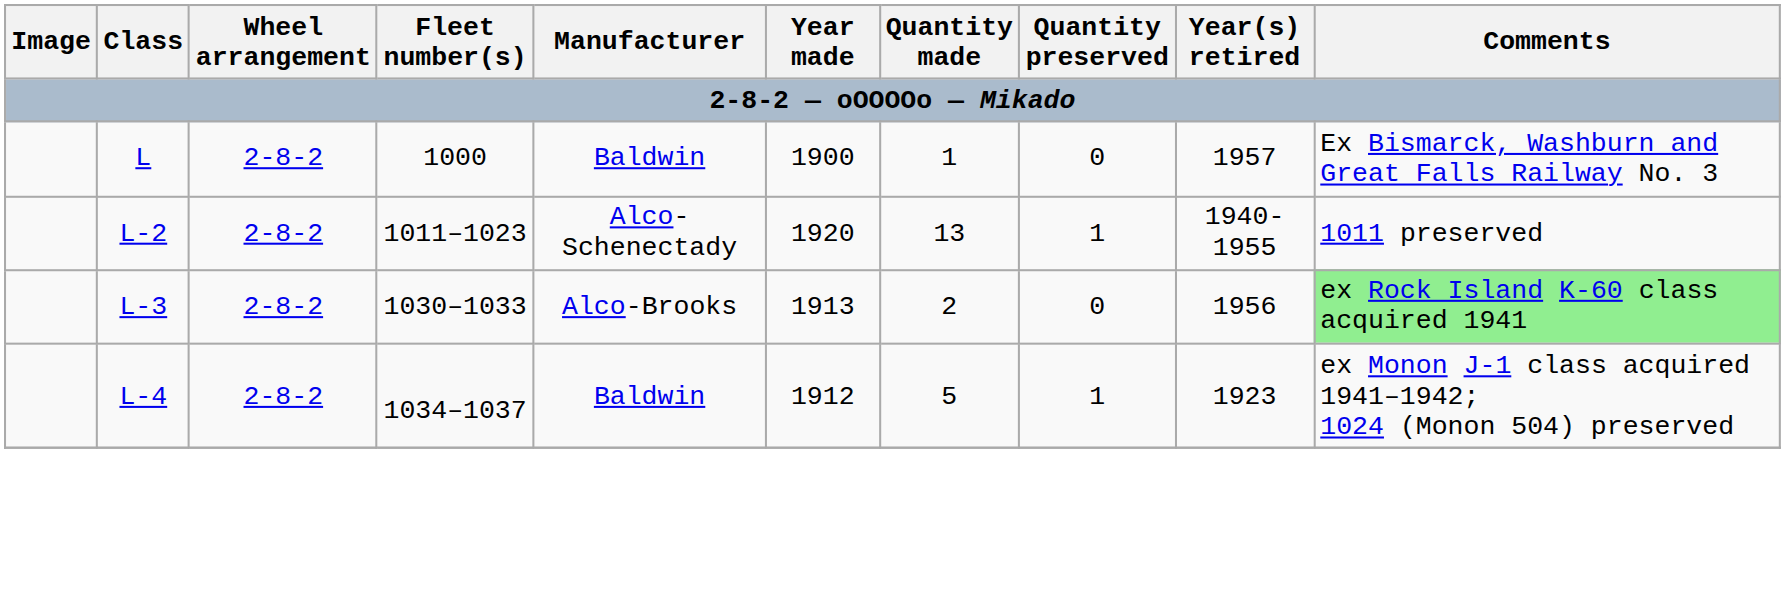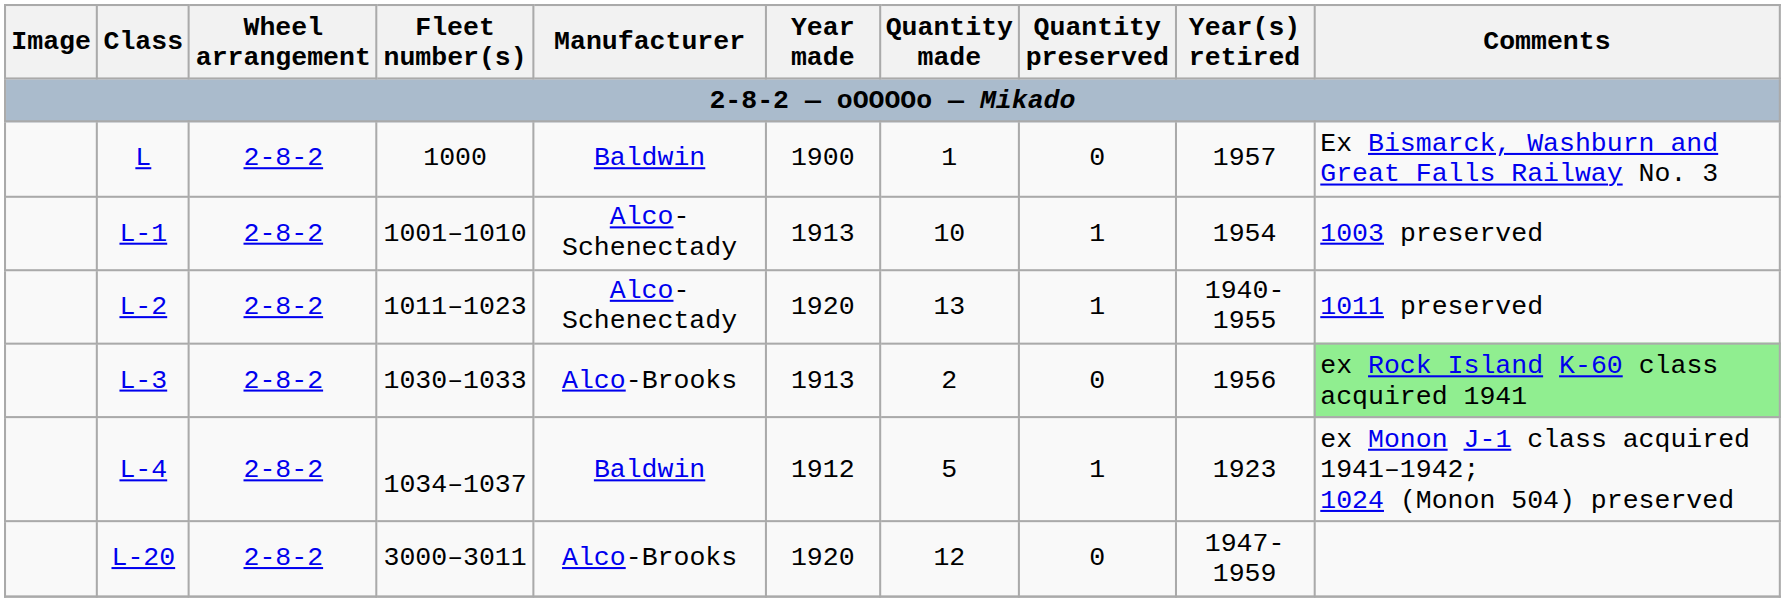+ row: (143, 233)
+ row: (143, 559)
